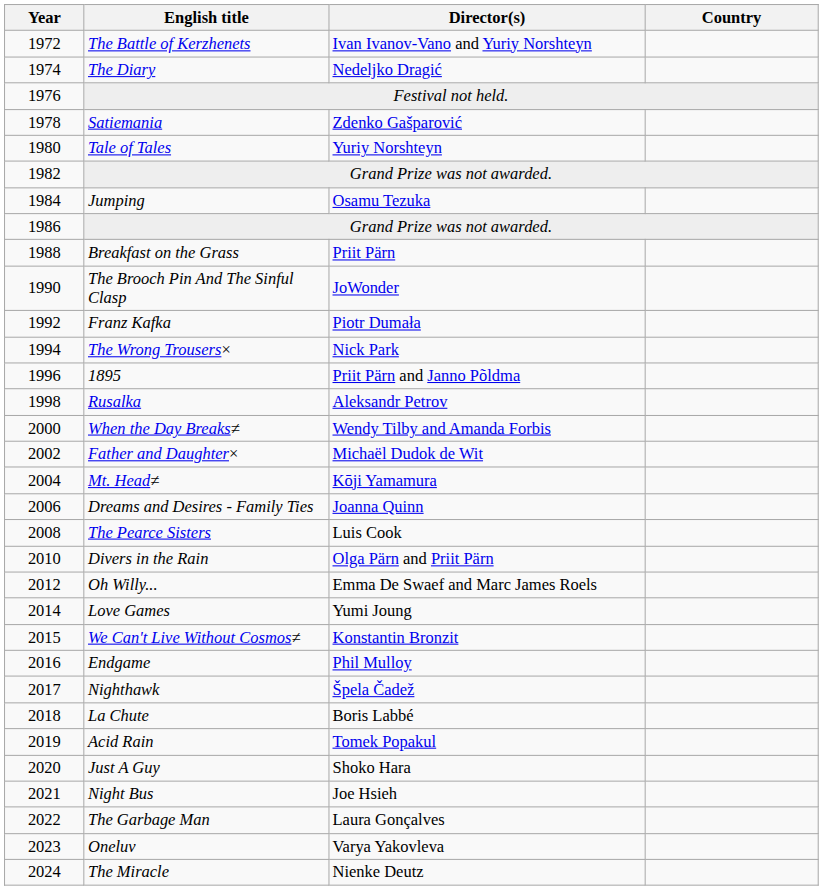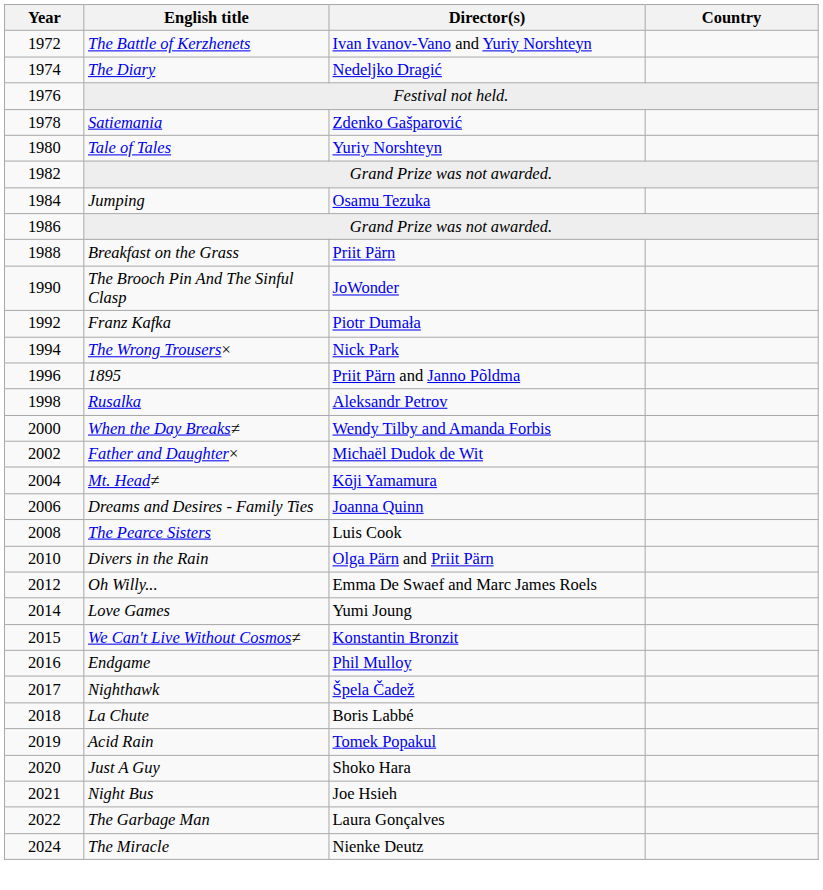- row: (44, 846)
